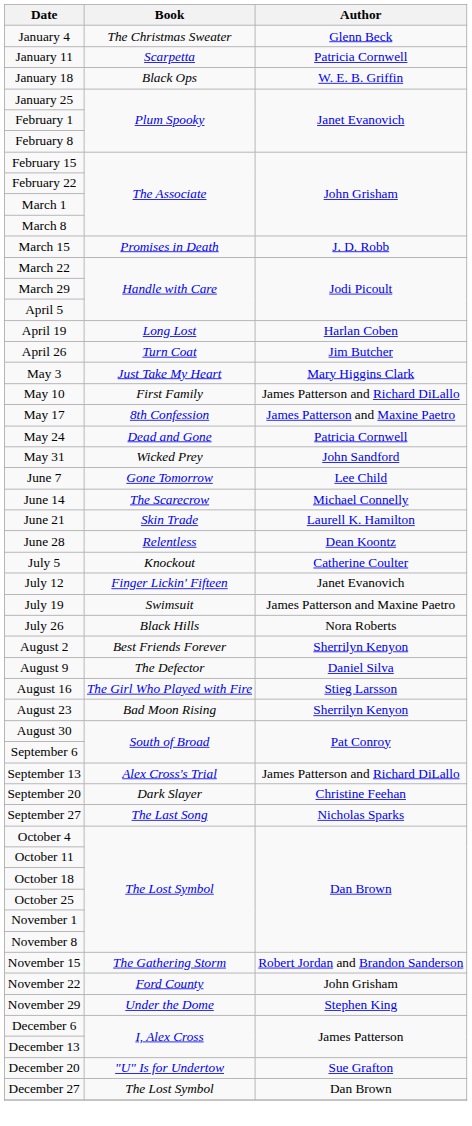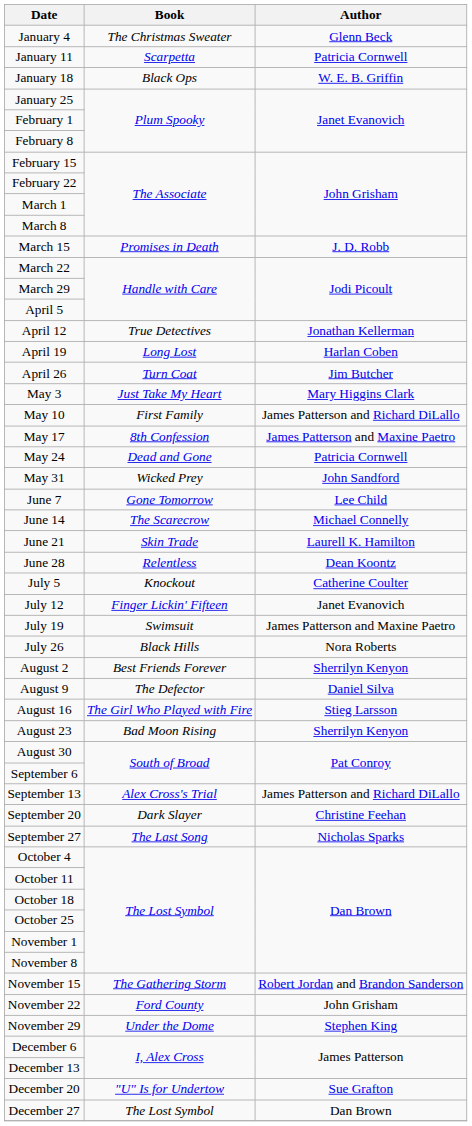+ row: (44, 330)
